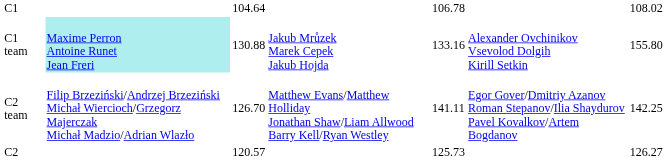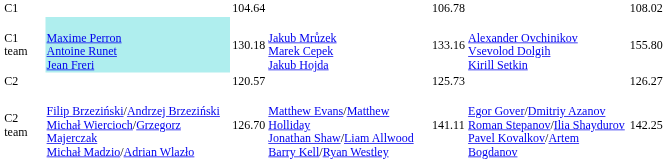(249, 44) 130.88 -> (249, 44) 130.18
rows swapped: (11, 152) <-> (16, 108)
